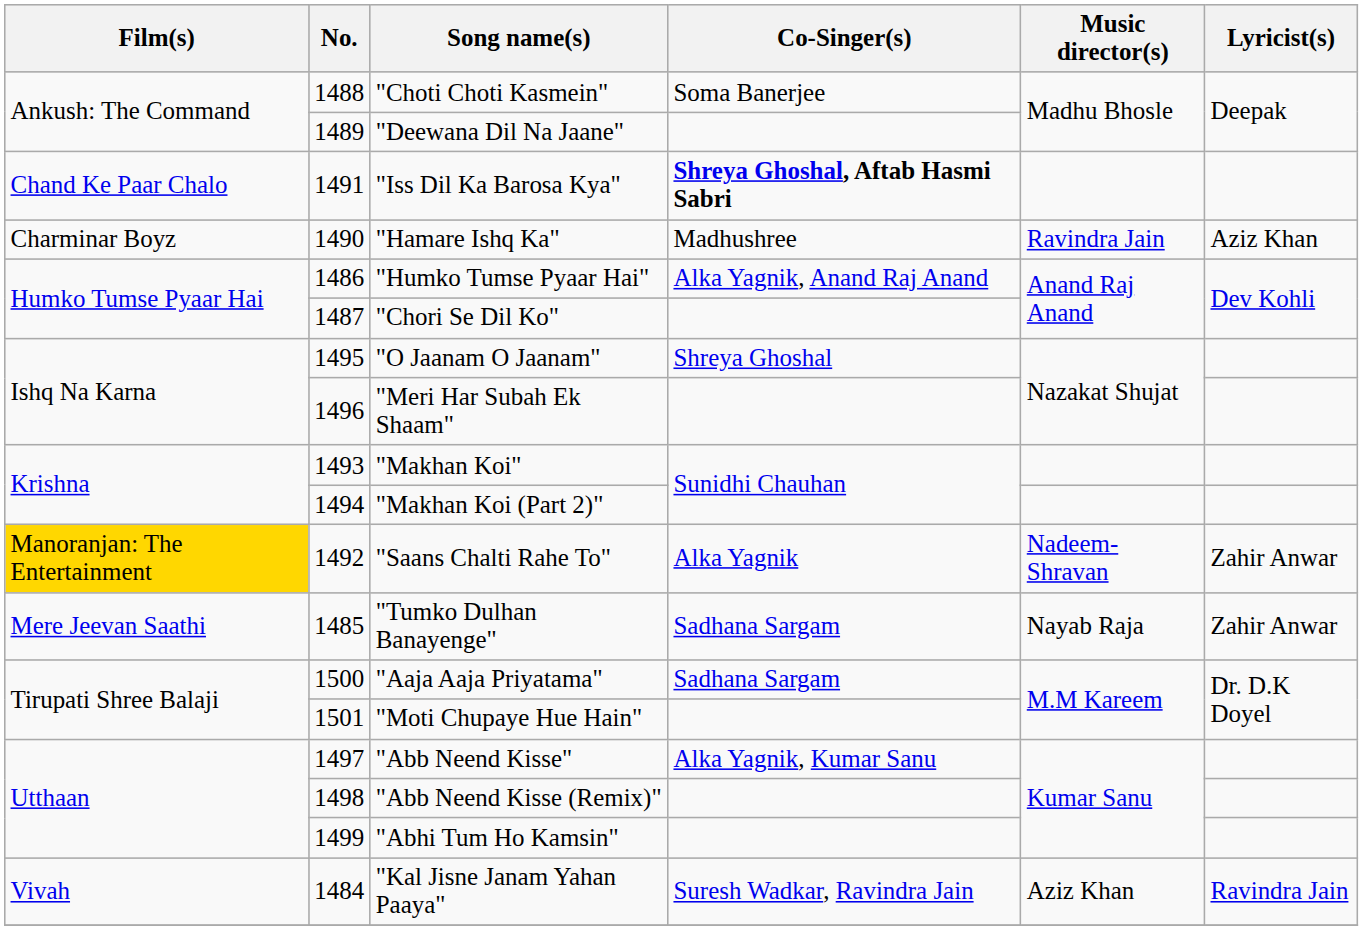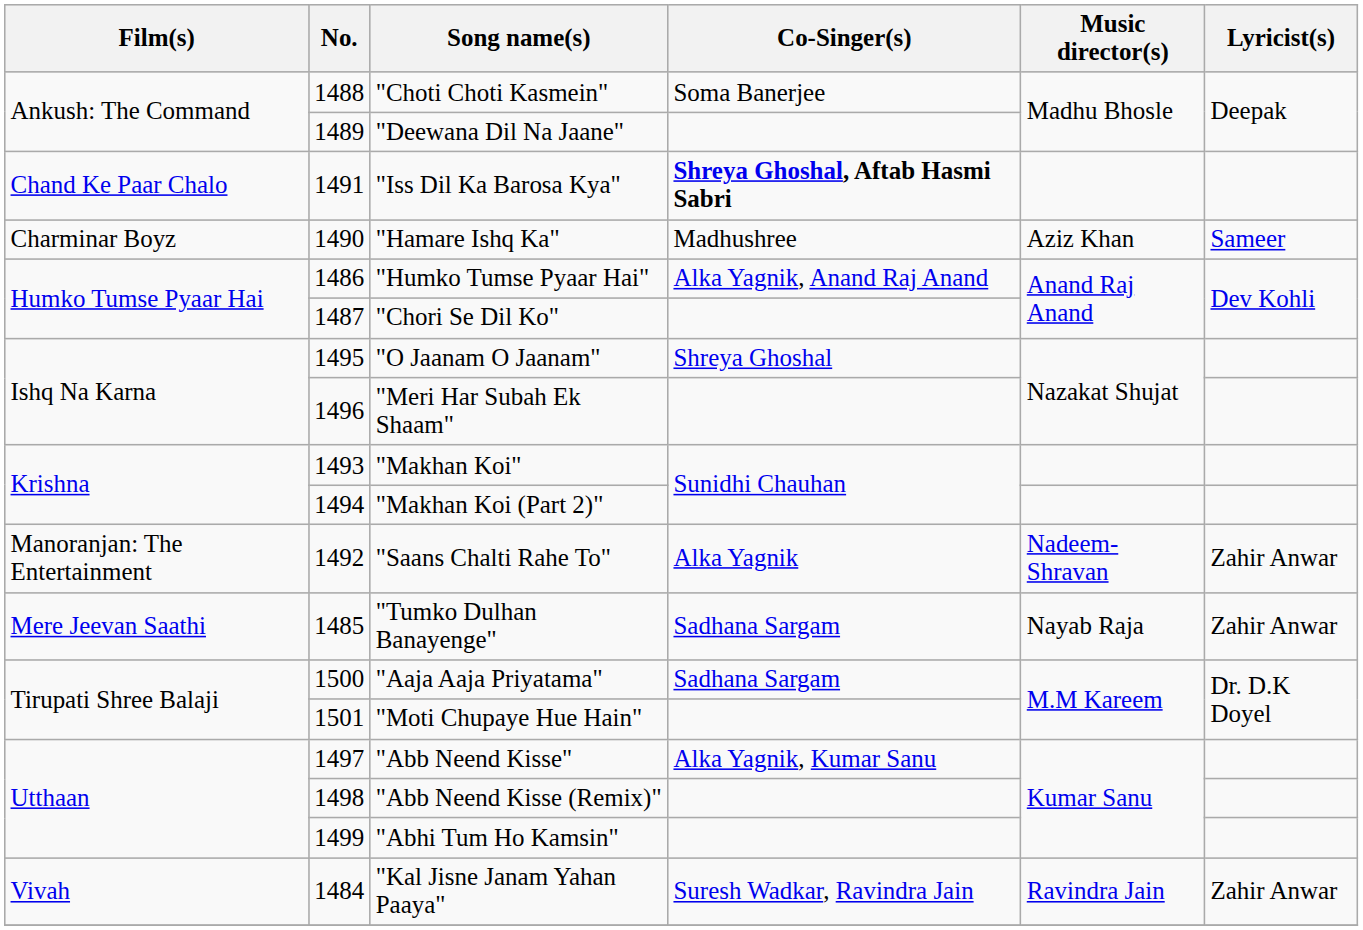(1096, 238) Ravindra Jain -> (1080, 238) Aziz Khan
(1264, 238) Aziz Khan -> (1248, 238) Sameer
(97, 558) gold background -> (97, 558) no background
(1080, 891) Aziz Khan -> (1096, 891) Ravindra Jain
(1279, 891) Ravindra Jain -> (1274, 891) Zahir Anwar
